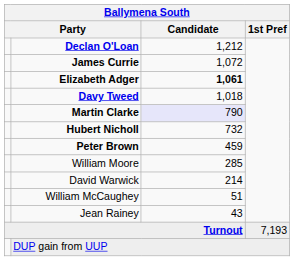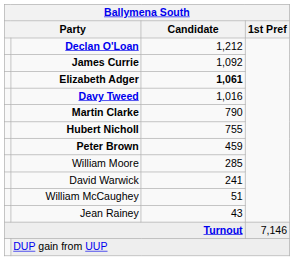(229, 63) 1,072 -> (229, 63) 1,092
(229, 96) 1,018 -> (229, 96) 1,016
(234, 113) lavender background -> (234, 113) no background
(234, 130) 732 -> (234, 130) 755
(234, 180) 214 -> (234, 180) 241
(274, 230) 7,193 -> (274, 230) 7,146
